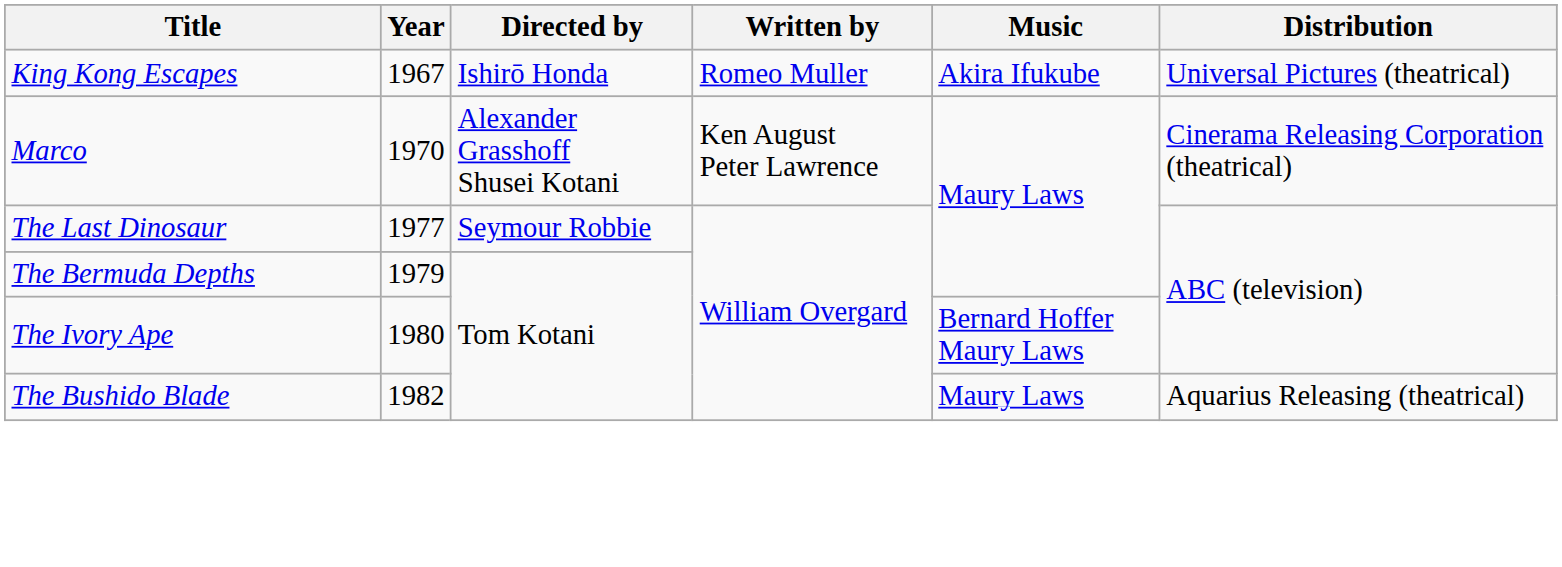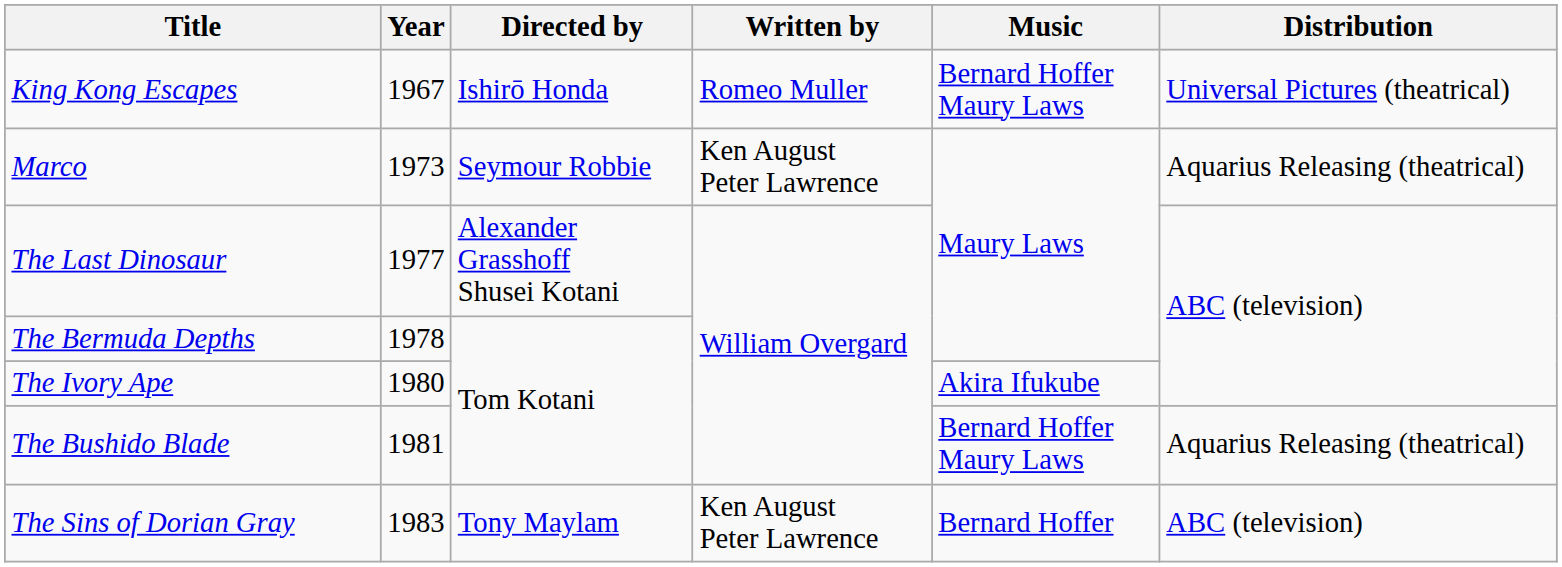(1019, 72) Akira Ifukube -> (1026, 88) Bernard Hoffer Maury Laws
(416, 150) 1970 -> (416, 166) 1973
(539, 150) Alexander Grasshoff Shusei Kotani -> (554, 166) Seymour Robbie
(1355, 150) Cinerama Releasing Corporation (theatrical) -> (1345, 166) Aquarius Releasing (theatrical)
(554, 227) Seymour Robbie -> (539, 260) Alexander Grasshoff Shusei Kotani
(416, 273) 1979 -> (416, 337) 1978
(1026, 334) Bernard Hoffer Maury Laws -> (1019, 383) Akira Ifukube
(416, 396) 1982 -> (416, 444) 1981
(1011, 396) Maury Laws -> (1026, 444) Bernard Hoffer Maury Laws
+ row: (153, 522)
